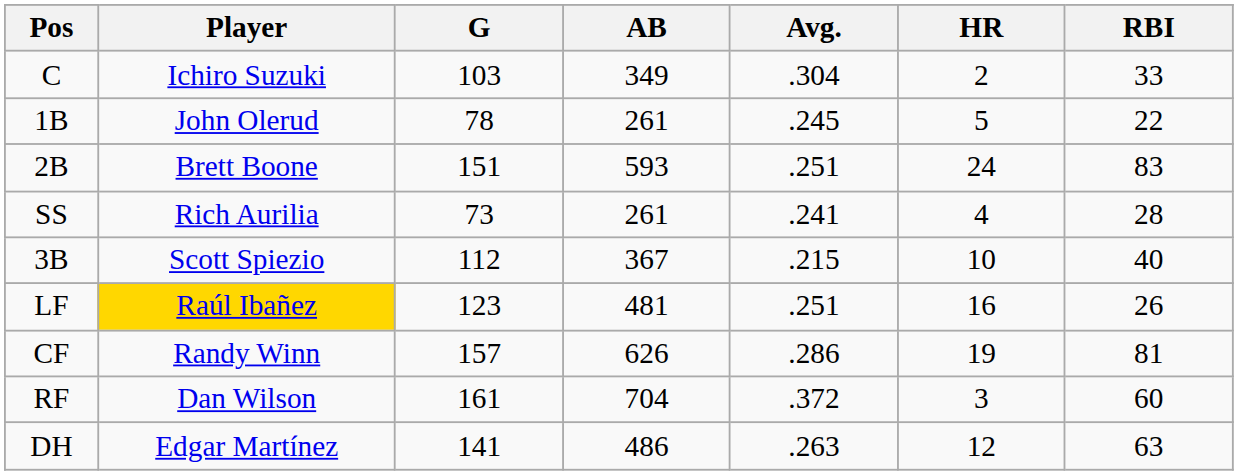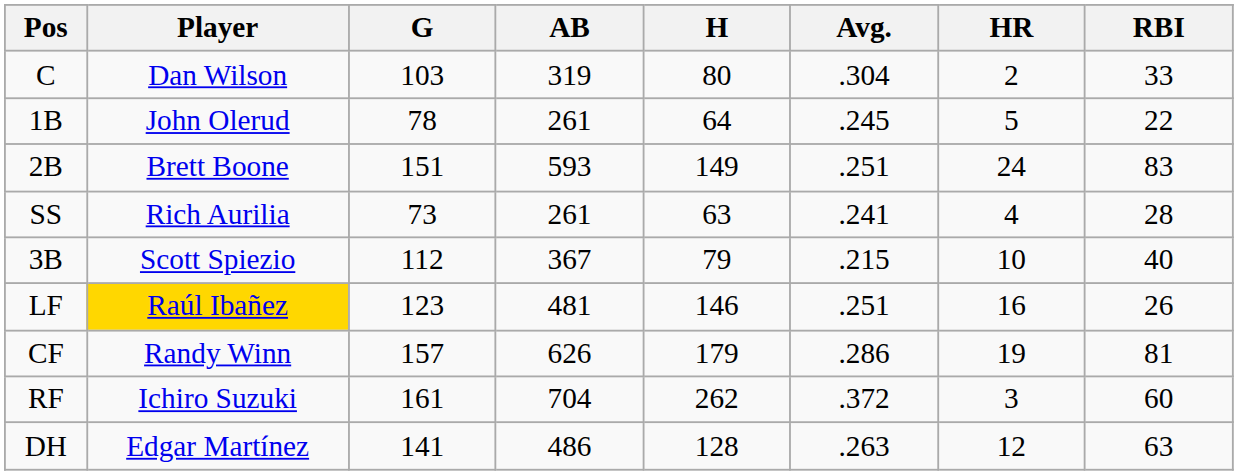+ column: (717, 27)
(247, 74) Ichiro Suzuki -> (218, 74) Dan Wilson
(647, 74) 349 -> (569, 74) 319
(247, 399) Dan Wilson -> (218, 399) Ichiro Suzuki
